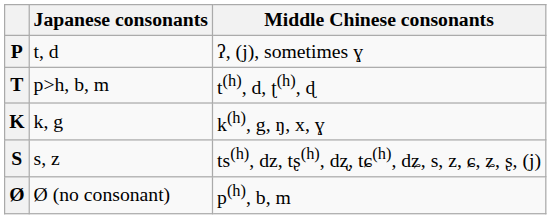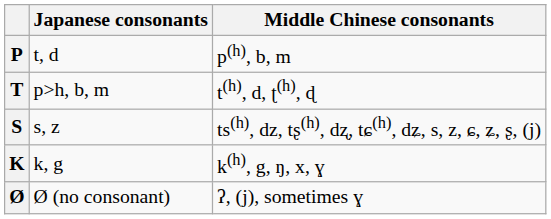(290, 51) ʔ, (j), sometimes ɣ -> (254, 53) p(h), b, m
rows swapped: (17, 158) <-> (17, 121)
(254, 194) p(h), b, m -> (290, 197) ʔ, (j), sometimes ɣ
